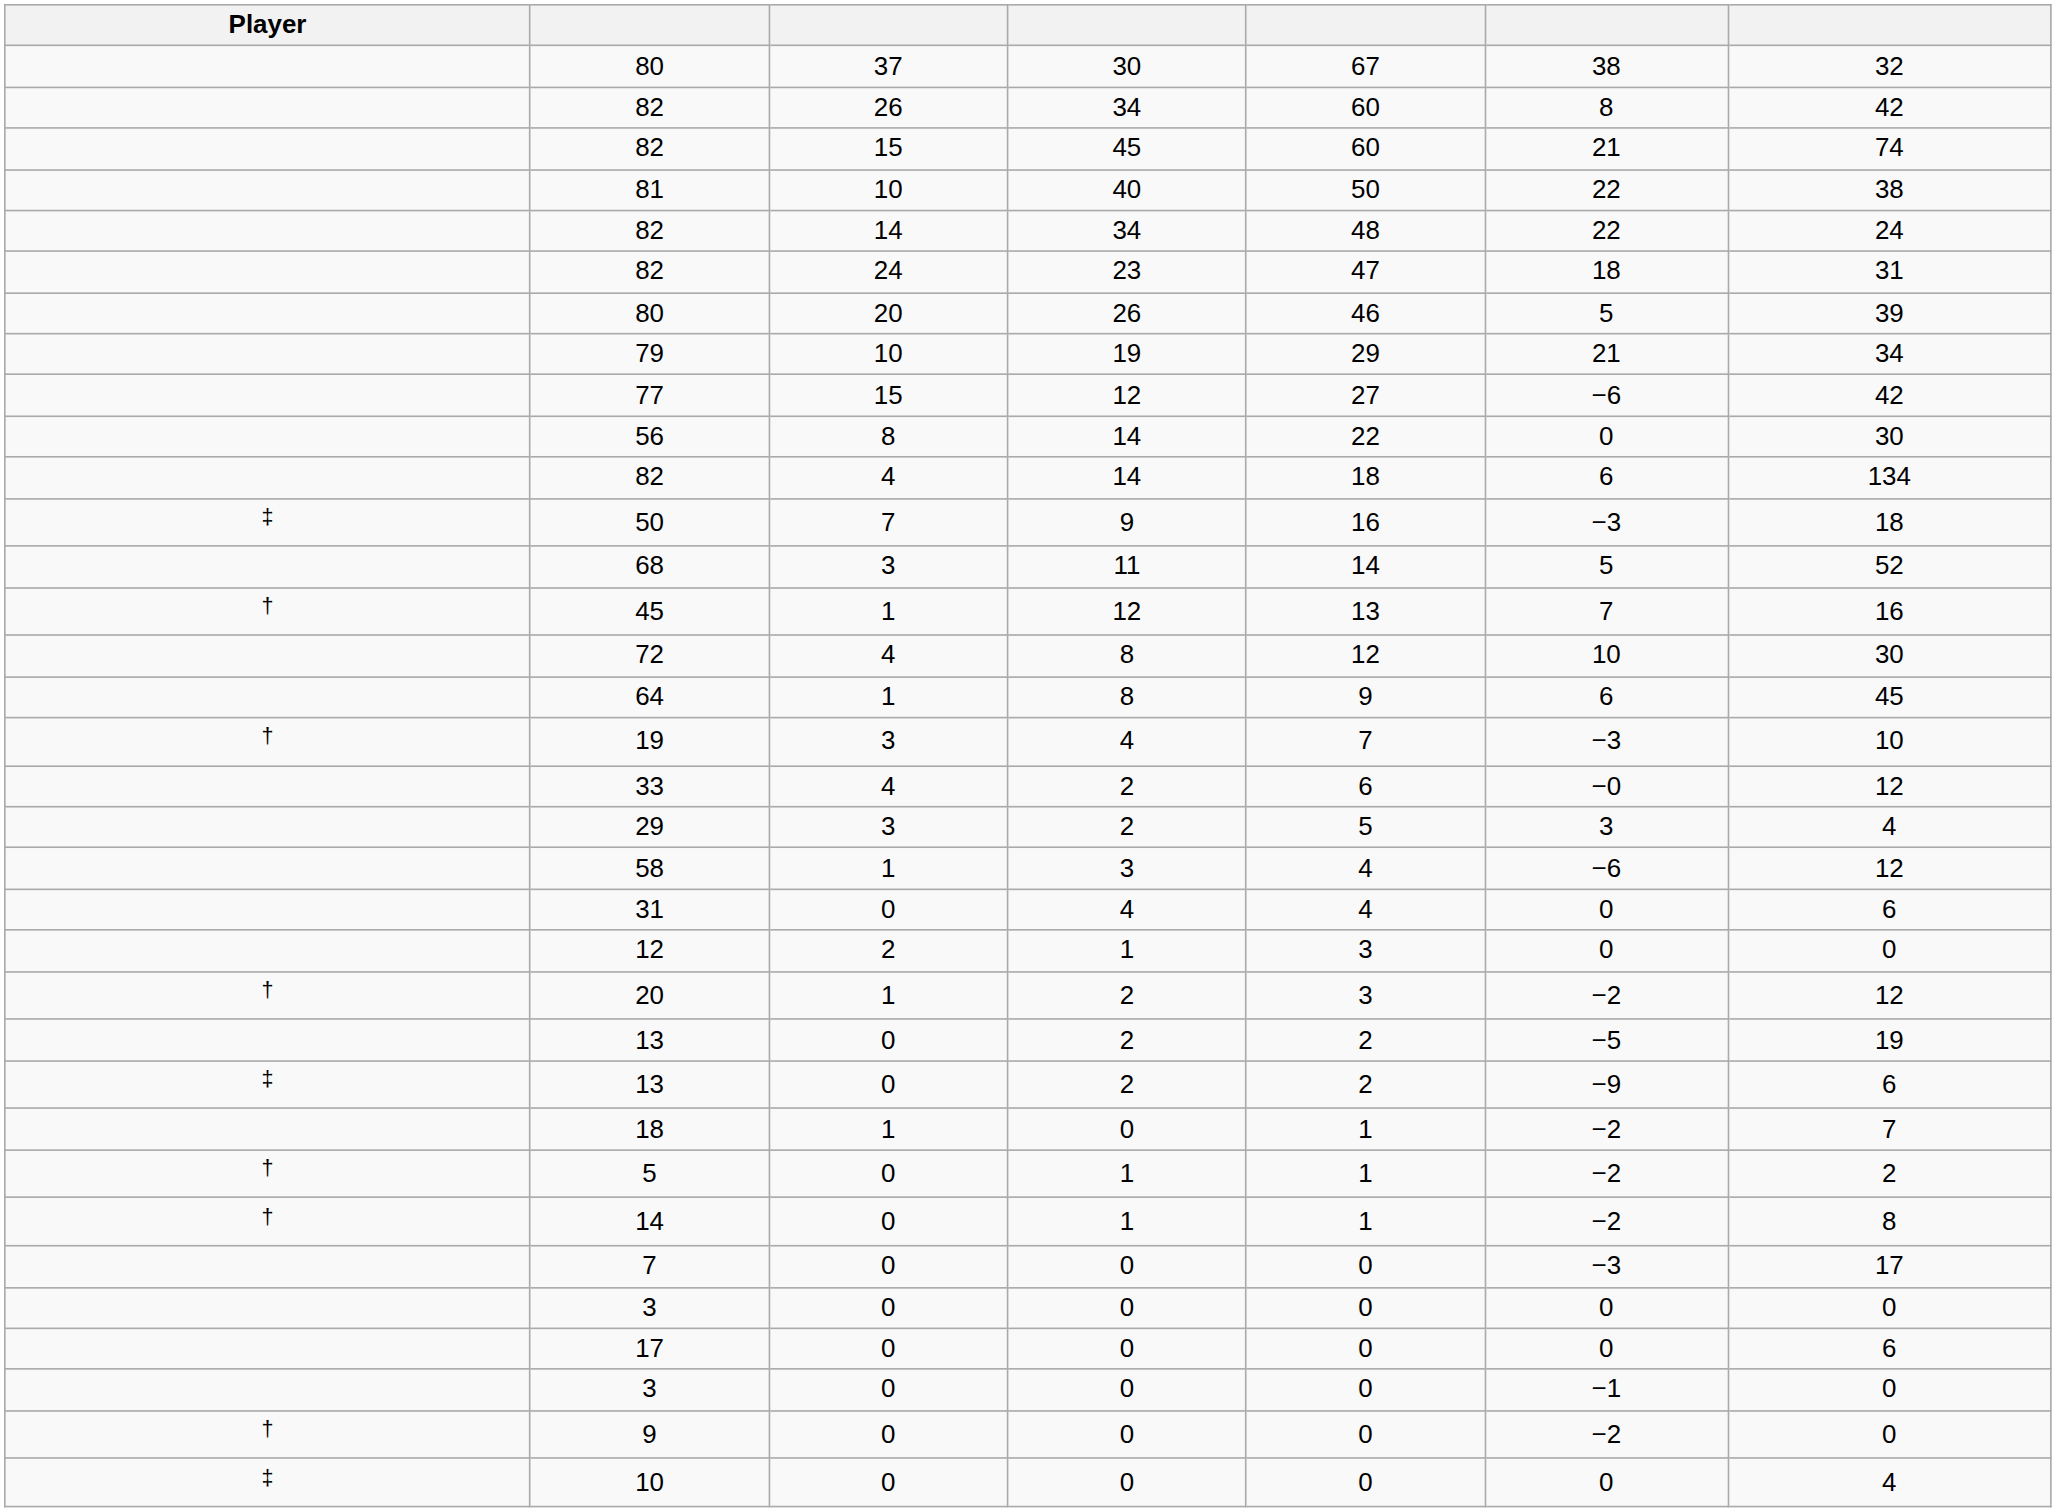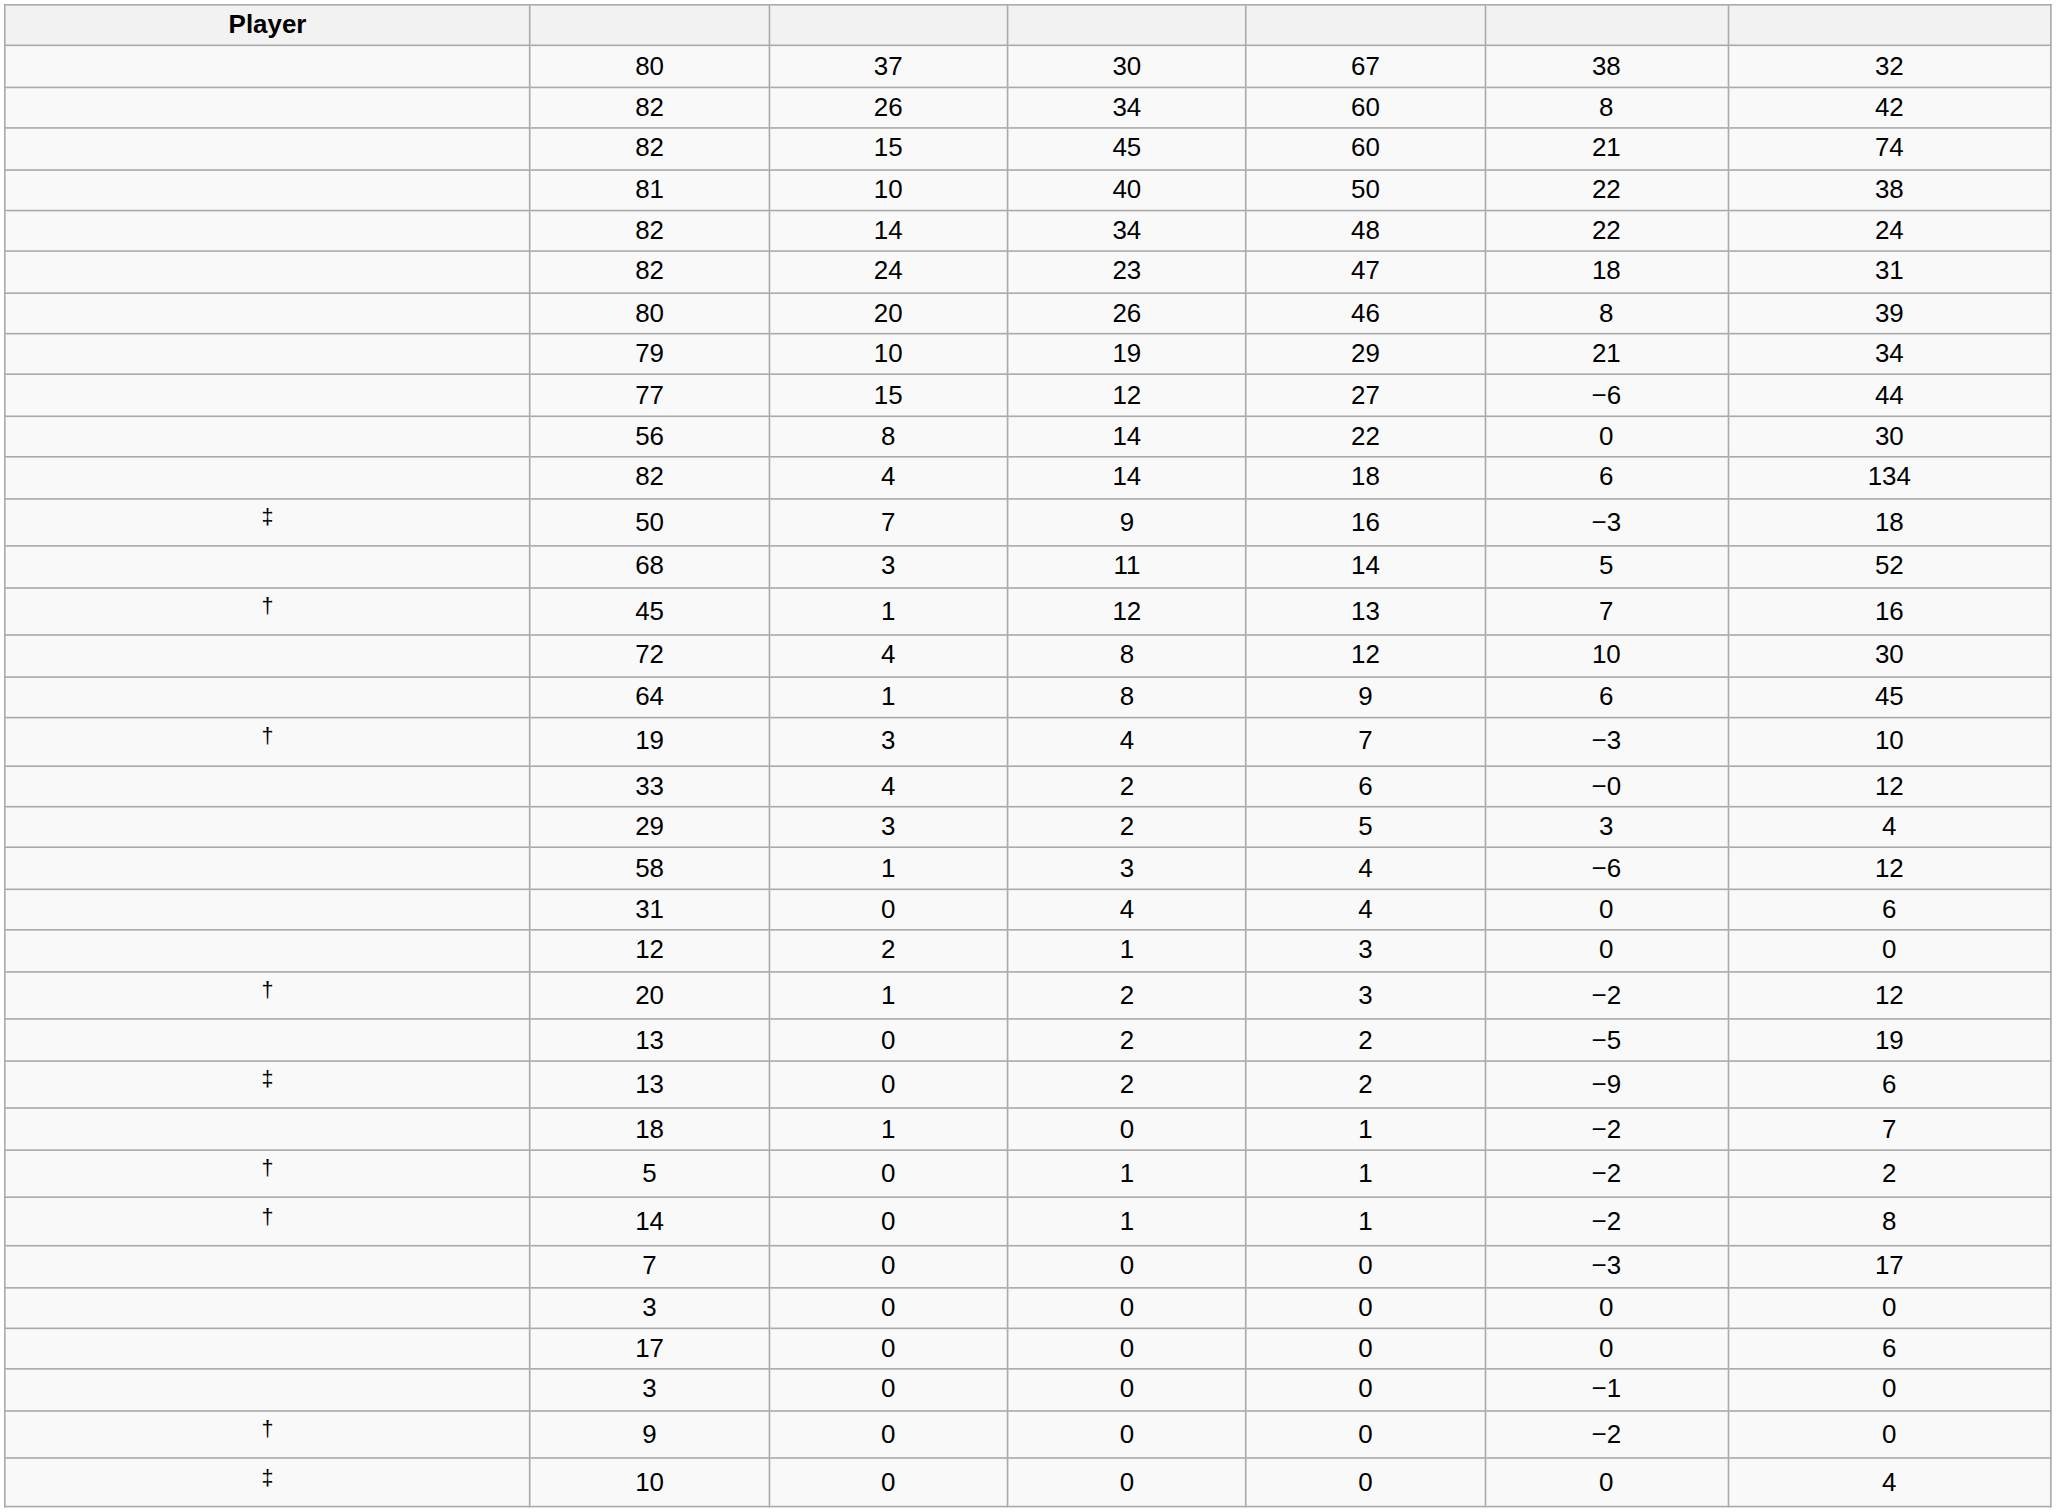(1606, 312) 5 -> (1606, 312) 8
(1889, 395) 42 -> (1889, 395) 44
